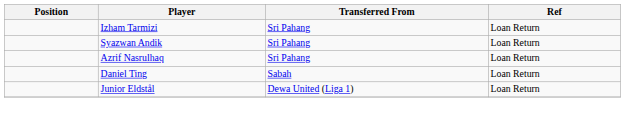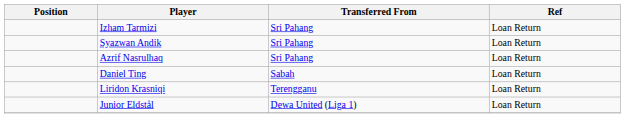+ row: (132, 89)
